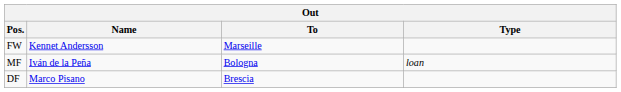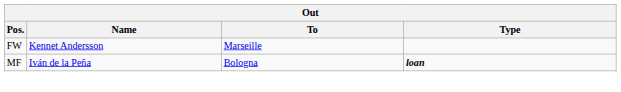(415, 63) normal -> (415, 63) bold
- row: (13, 79)
